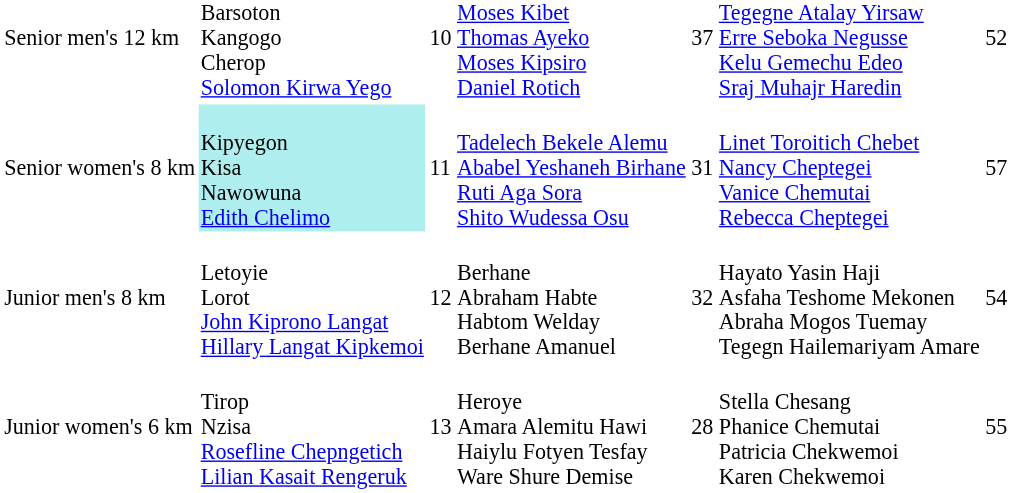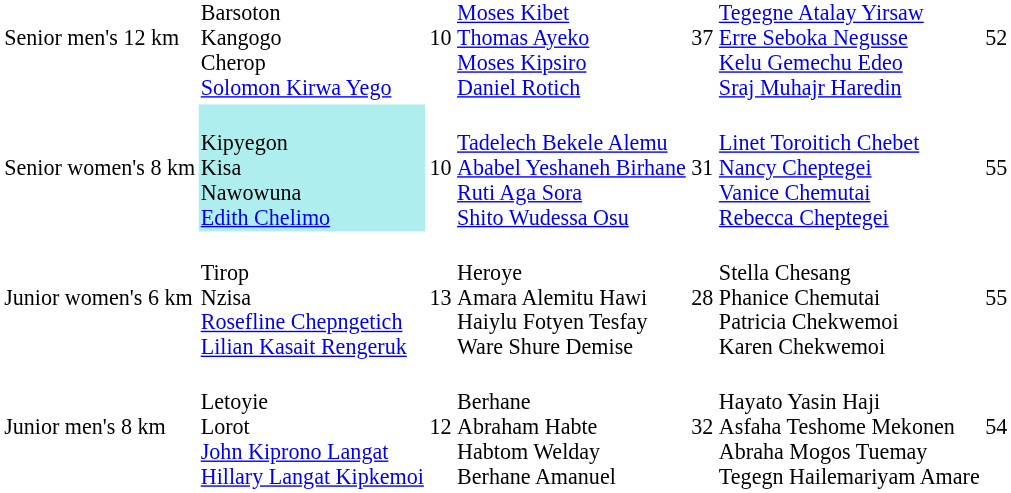(440, 167) 11 -> (440, 167) 10
(996, 167) 57 -> (996, 167) 55
rows swapped: (85, 297) <-> (98, 427)
